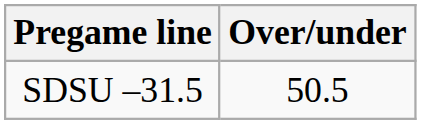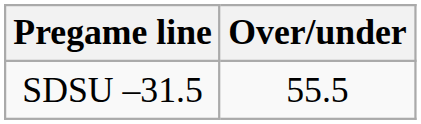(317, 89) 50.5 -> (317, 89) 55.5
